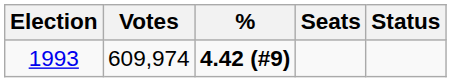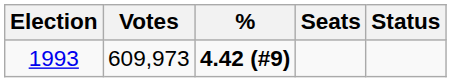(149, 58) 609,974 -> (149, 58) 609,973
